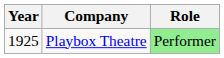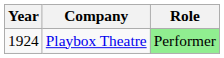(23, 41) 1925 -> (23, 41) 1924
